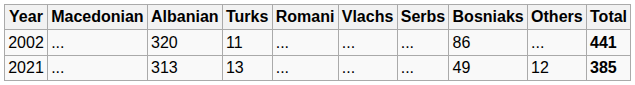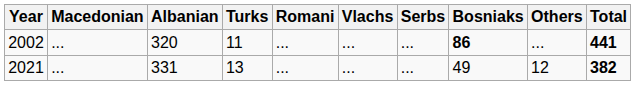(461, 42) normal -> (461, 42) bold
(164, 67) 313 -> (164, 67) 331
(603, 67) 385 -> (603, 67) 382
